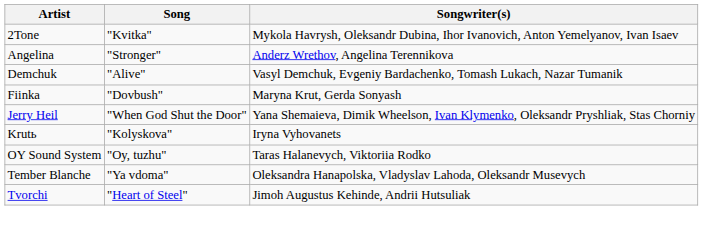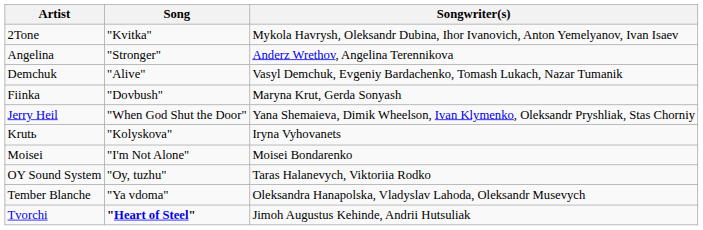+ row: (25, 154)
(147, 194) normal -> (151, 214) bold
